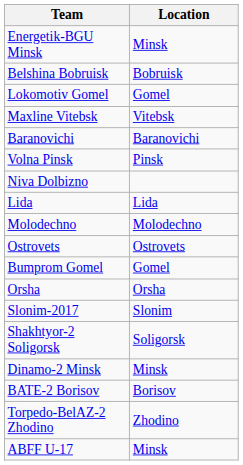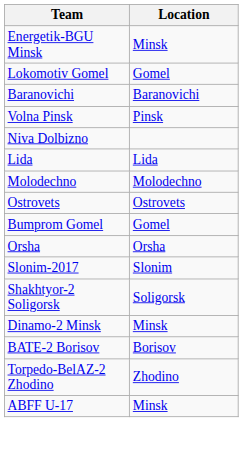- row: (58, 73)
- row: (53, 116)
